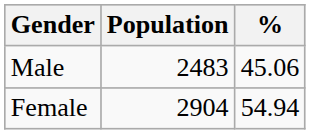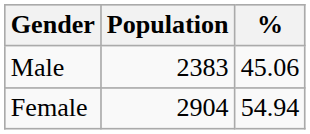(203, 66) 2483 -> (203, 66) 2383
